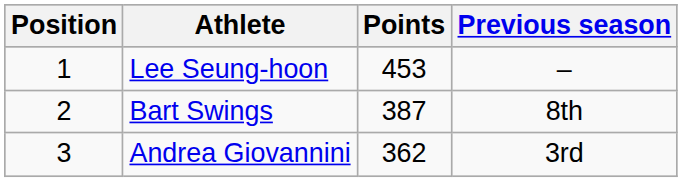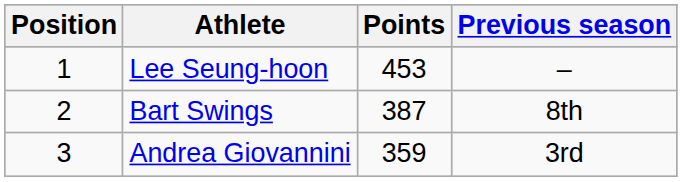(404, 153) 362 -> (404, 153) 359
